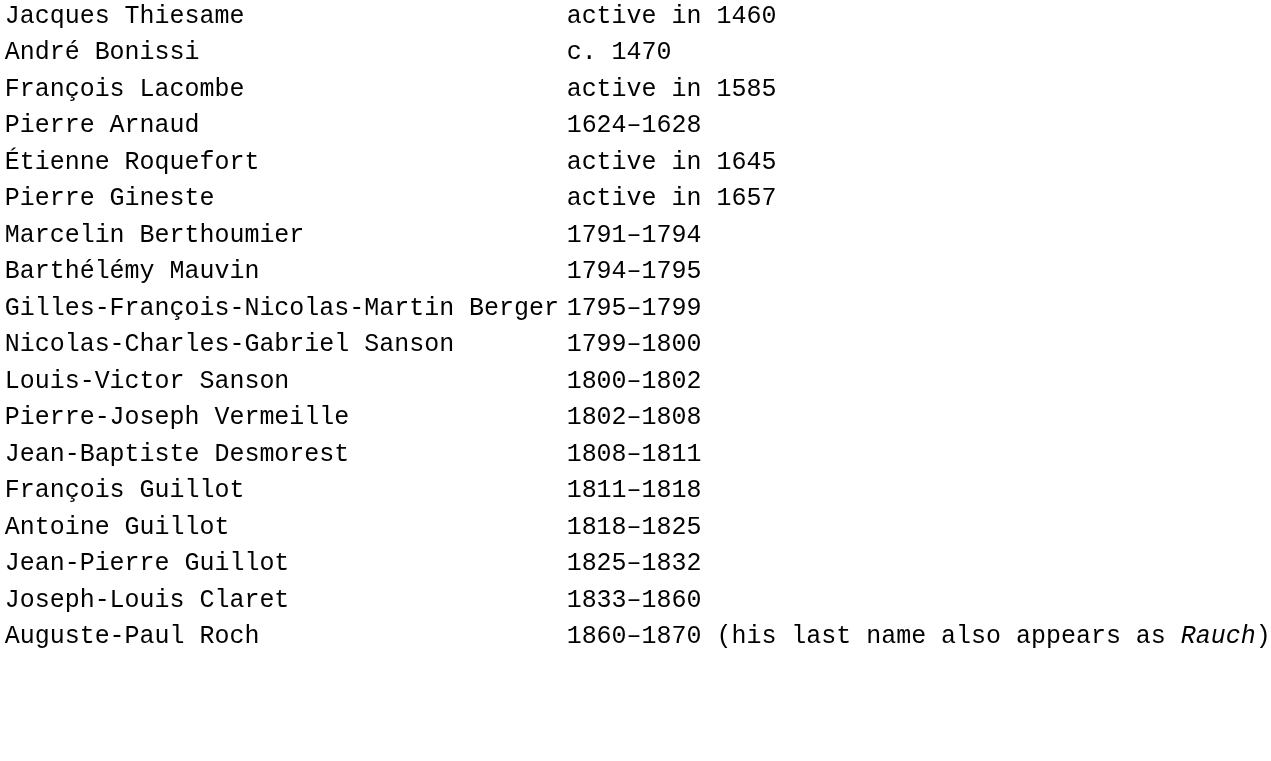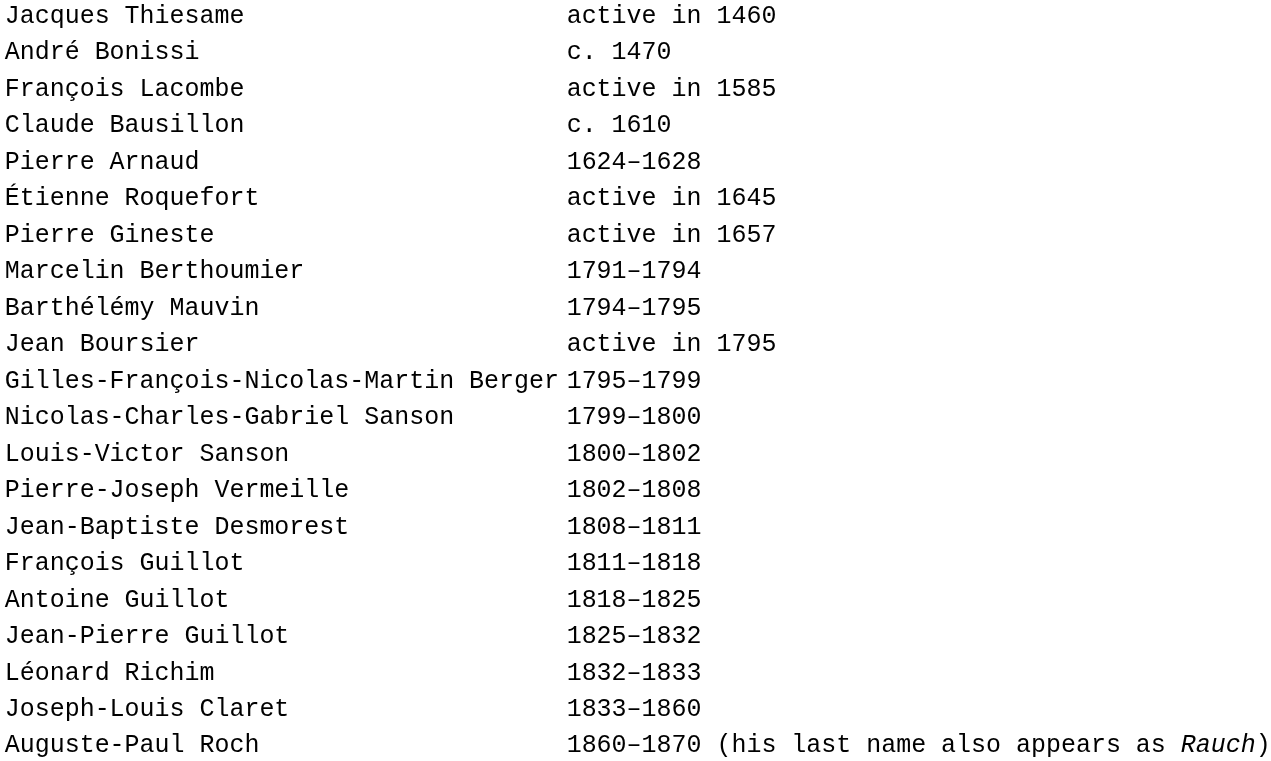+ row: (125, 126)
+ row: (102, 344)
+ row: (110, 673)
